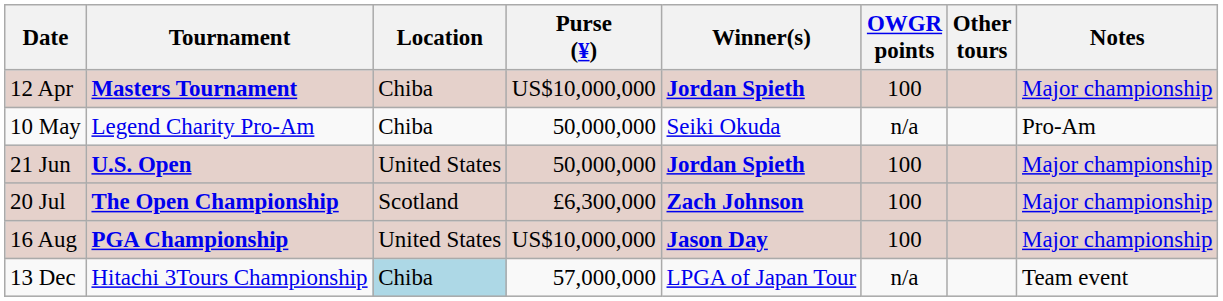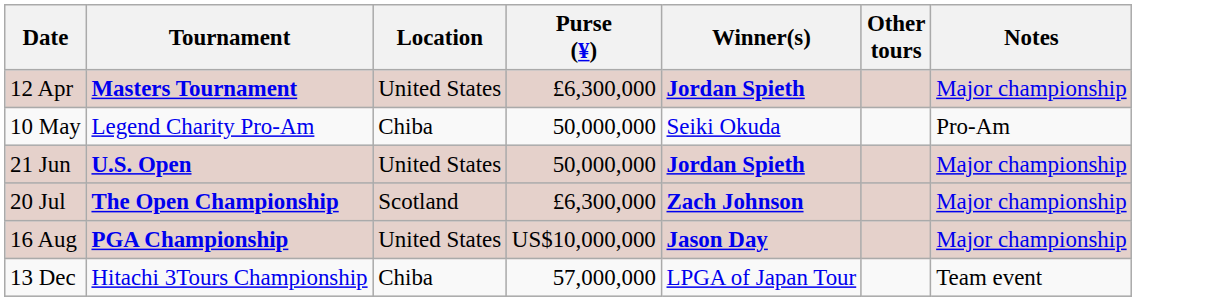- column: (904, 37)
(406, 88) Chiba -> (440, 88) United States
(584, 88) US$10,000,000 -> (604, 88) £6,300,000
(406, 277) lightblue background -> (406, 277) no background
